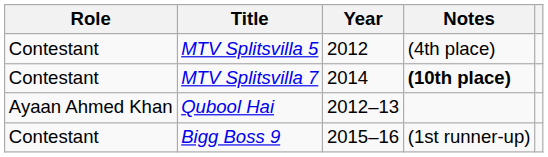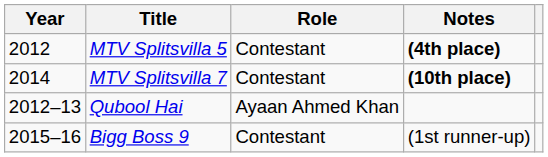columns swapped: (363, 19) <-> (91, 19)
(452, 48) normal -> (454, 48) bold
